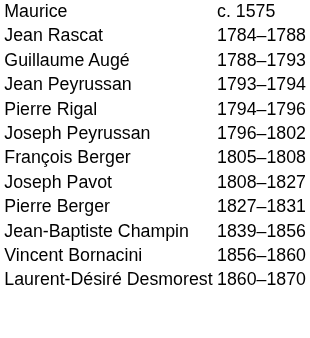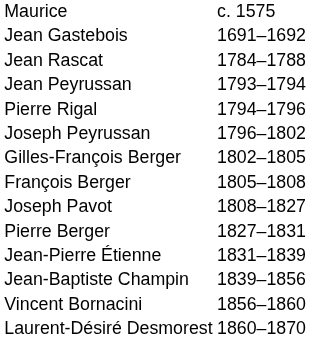+ row: (66, 35)
- row: (67, 60)
+ row: (93, 157)
+ row: (83, 255)
